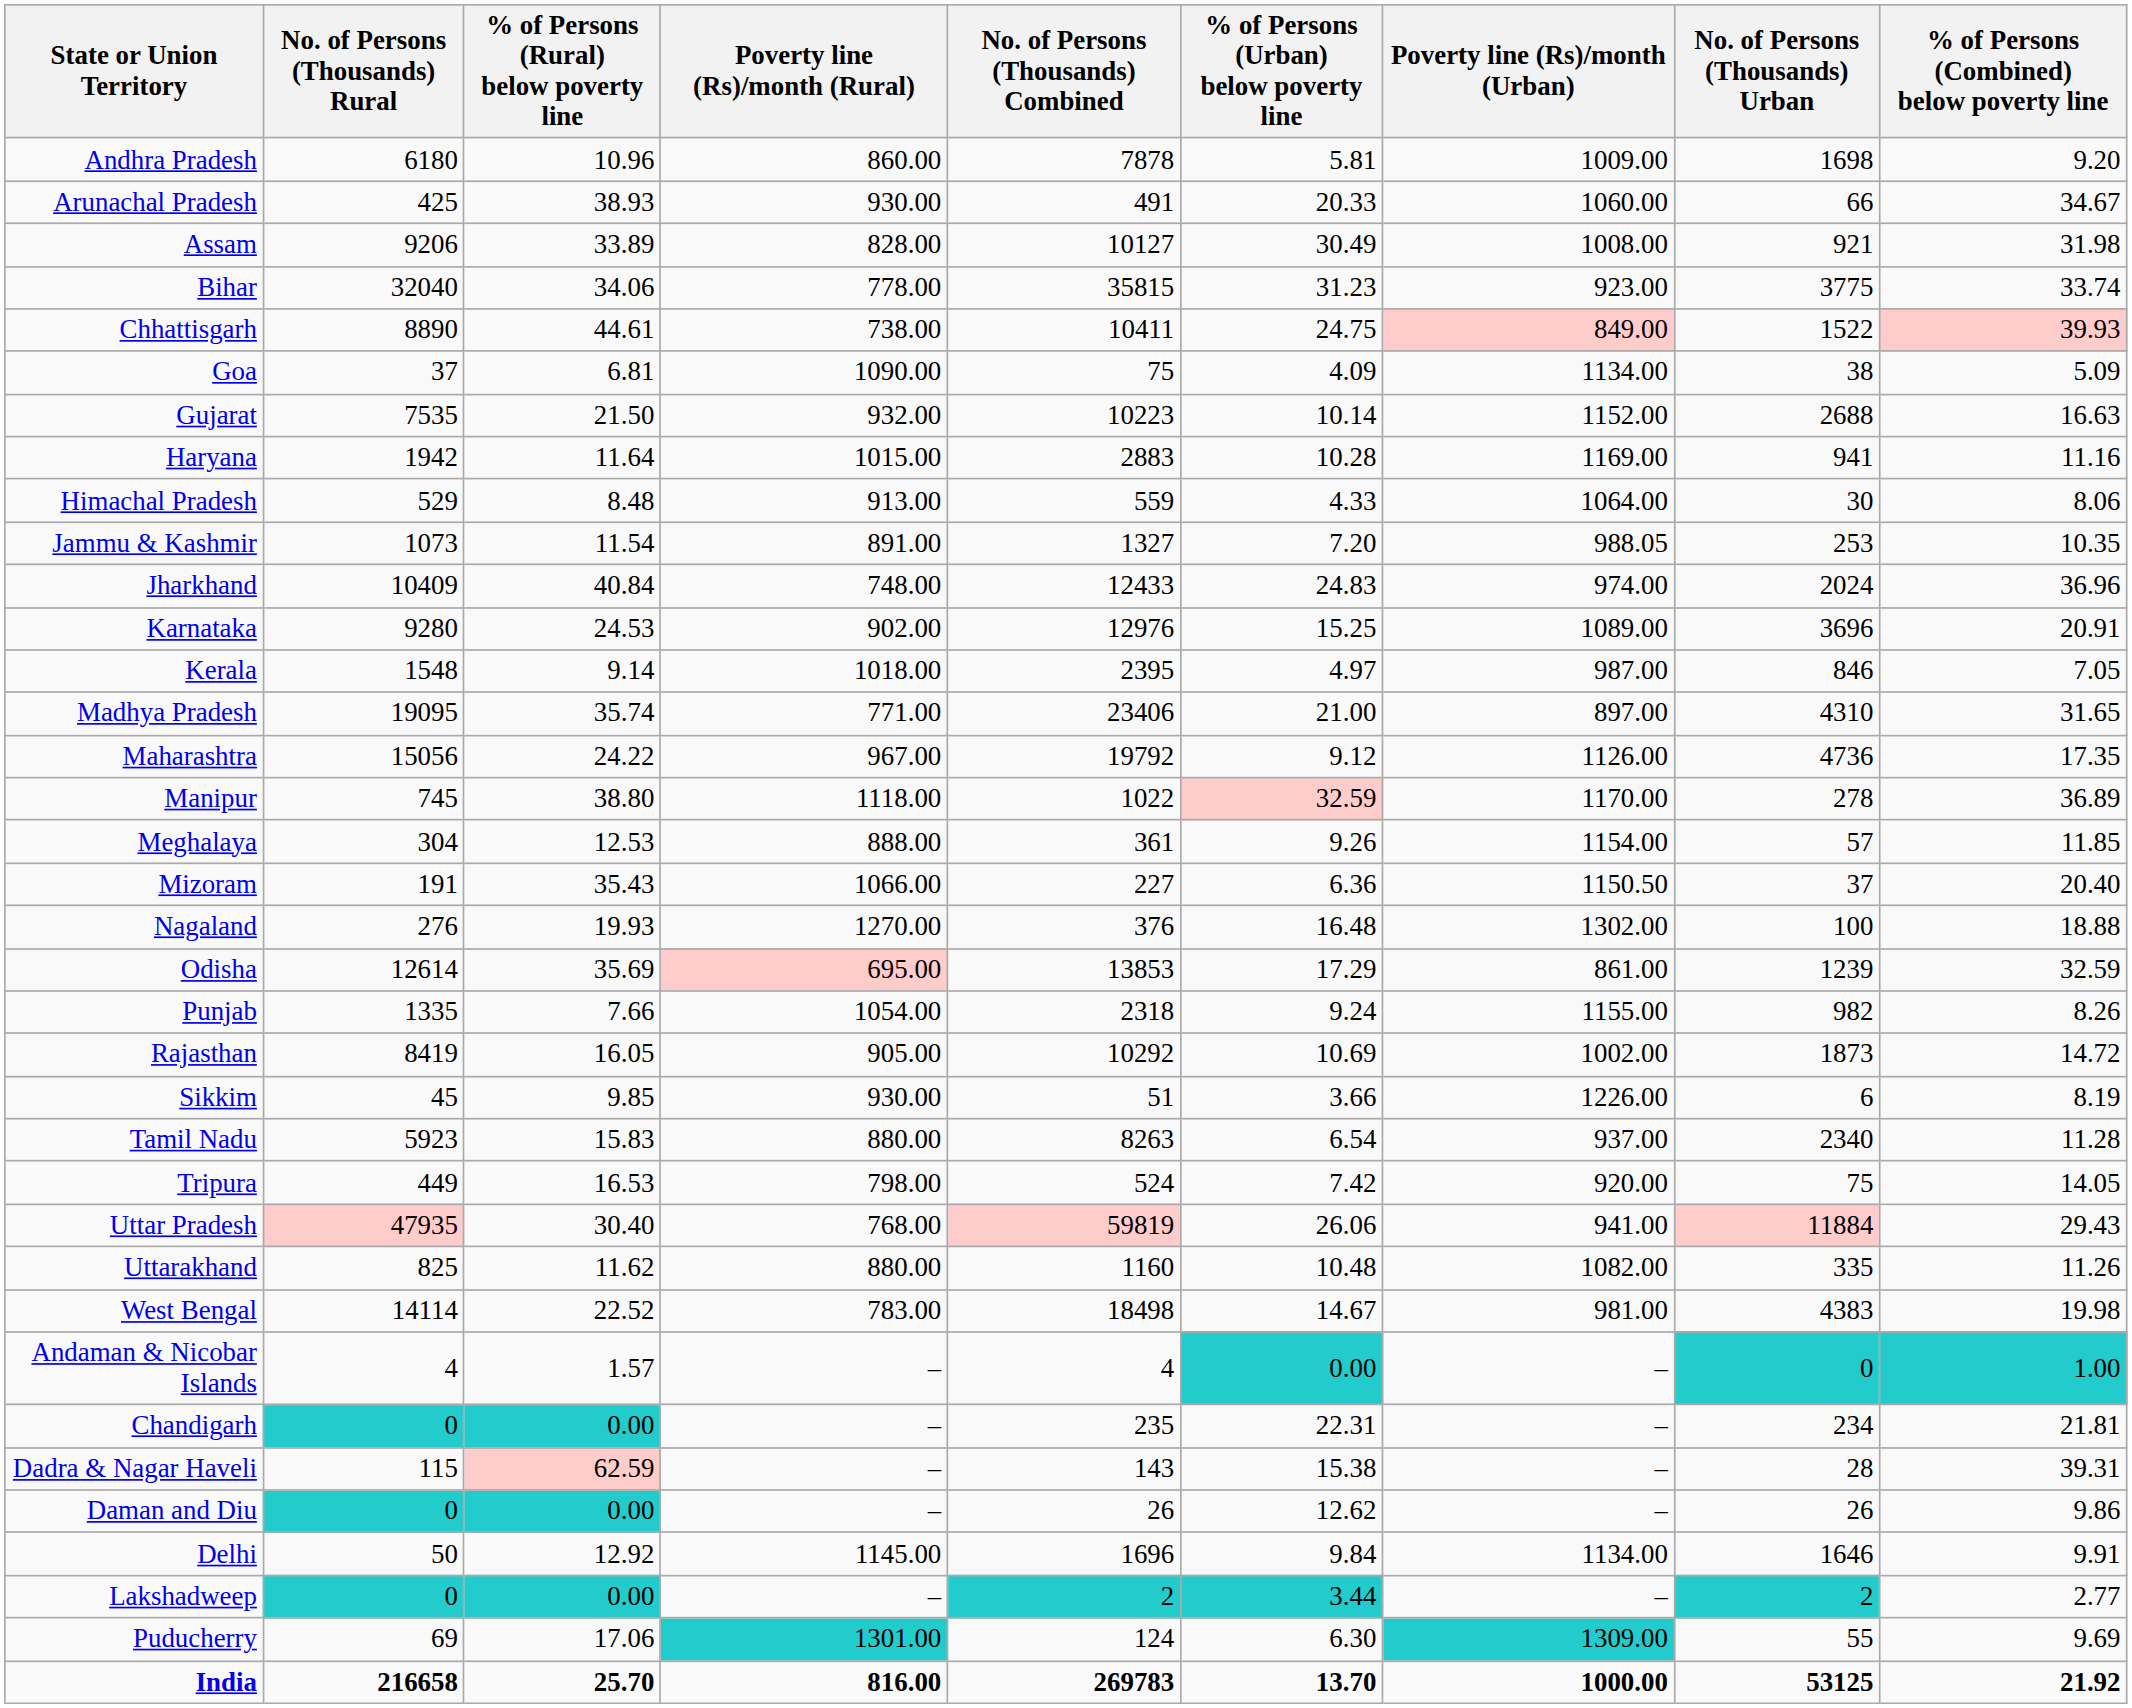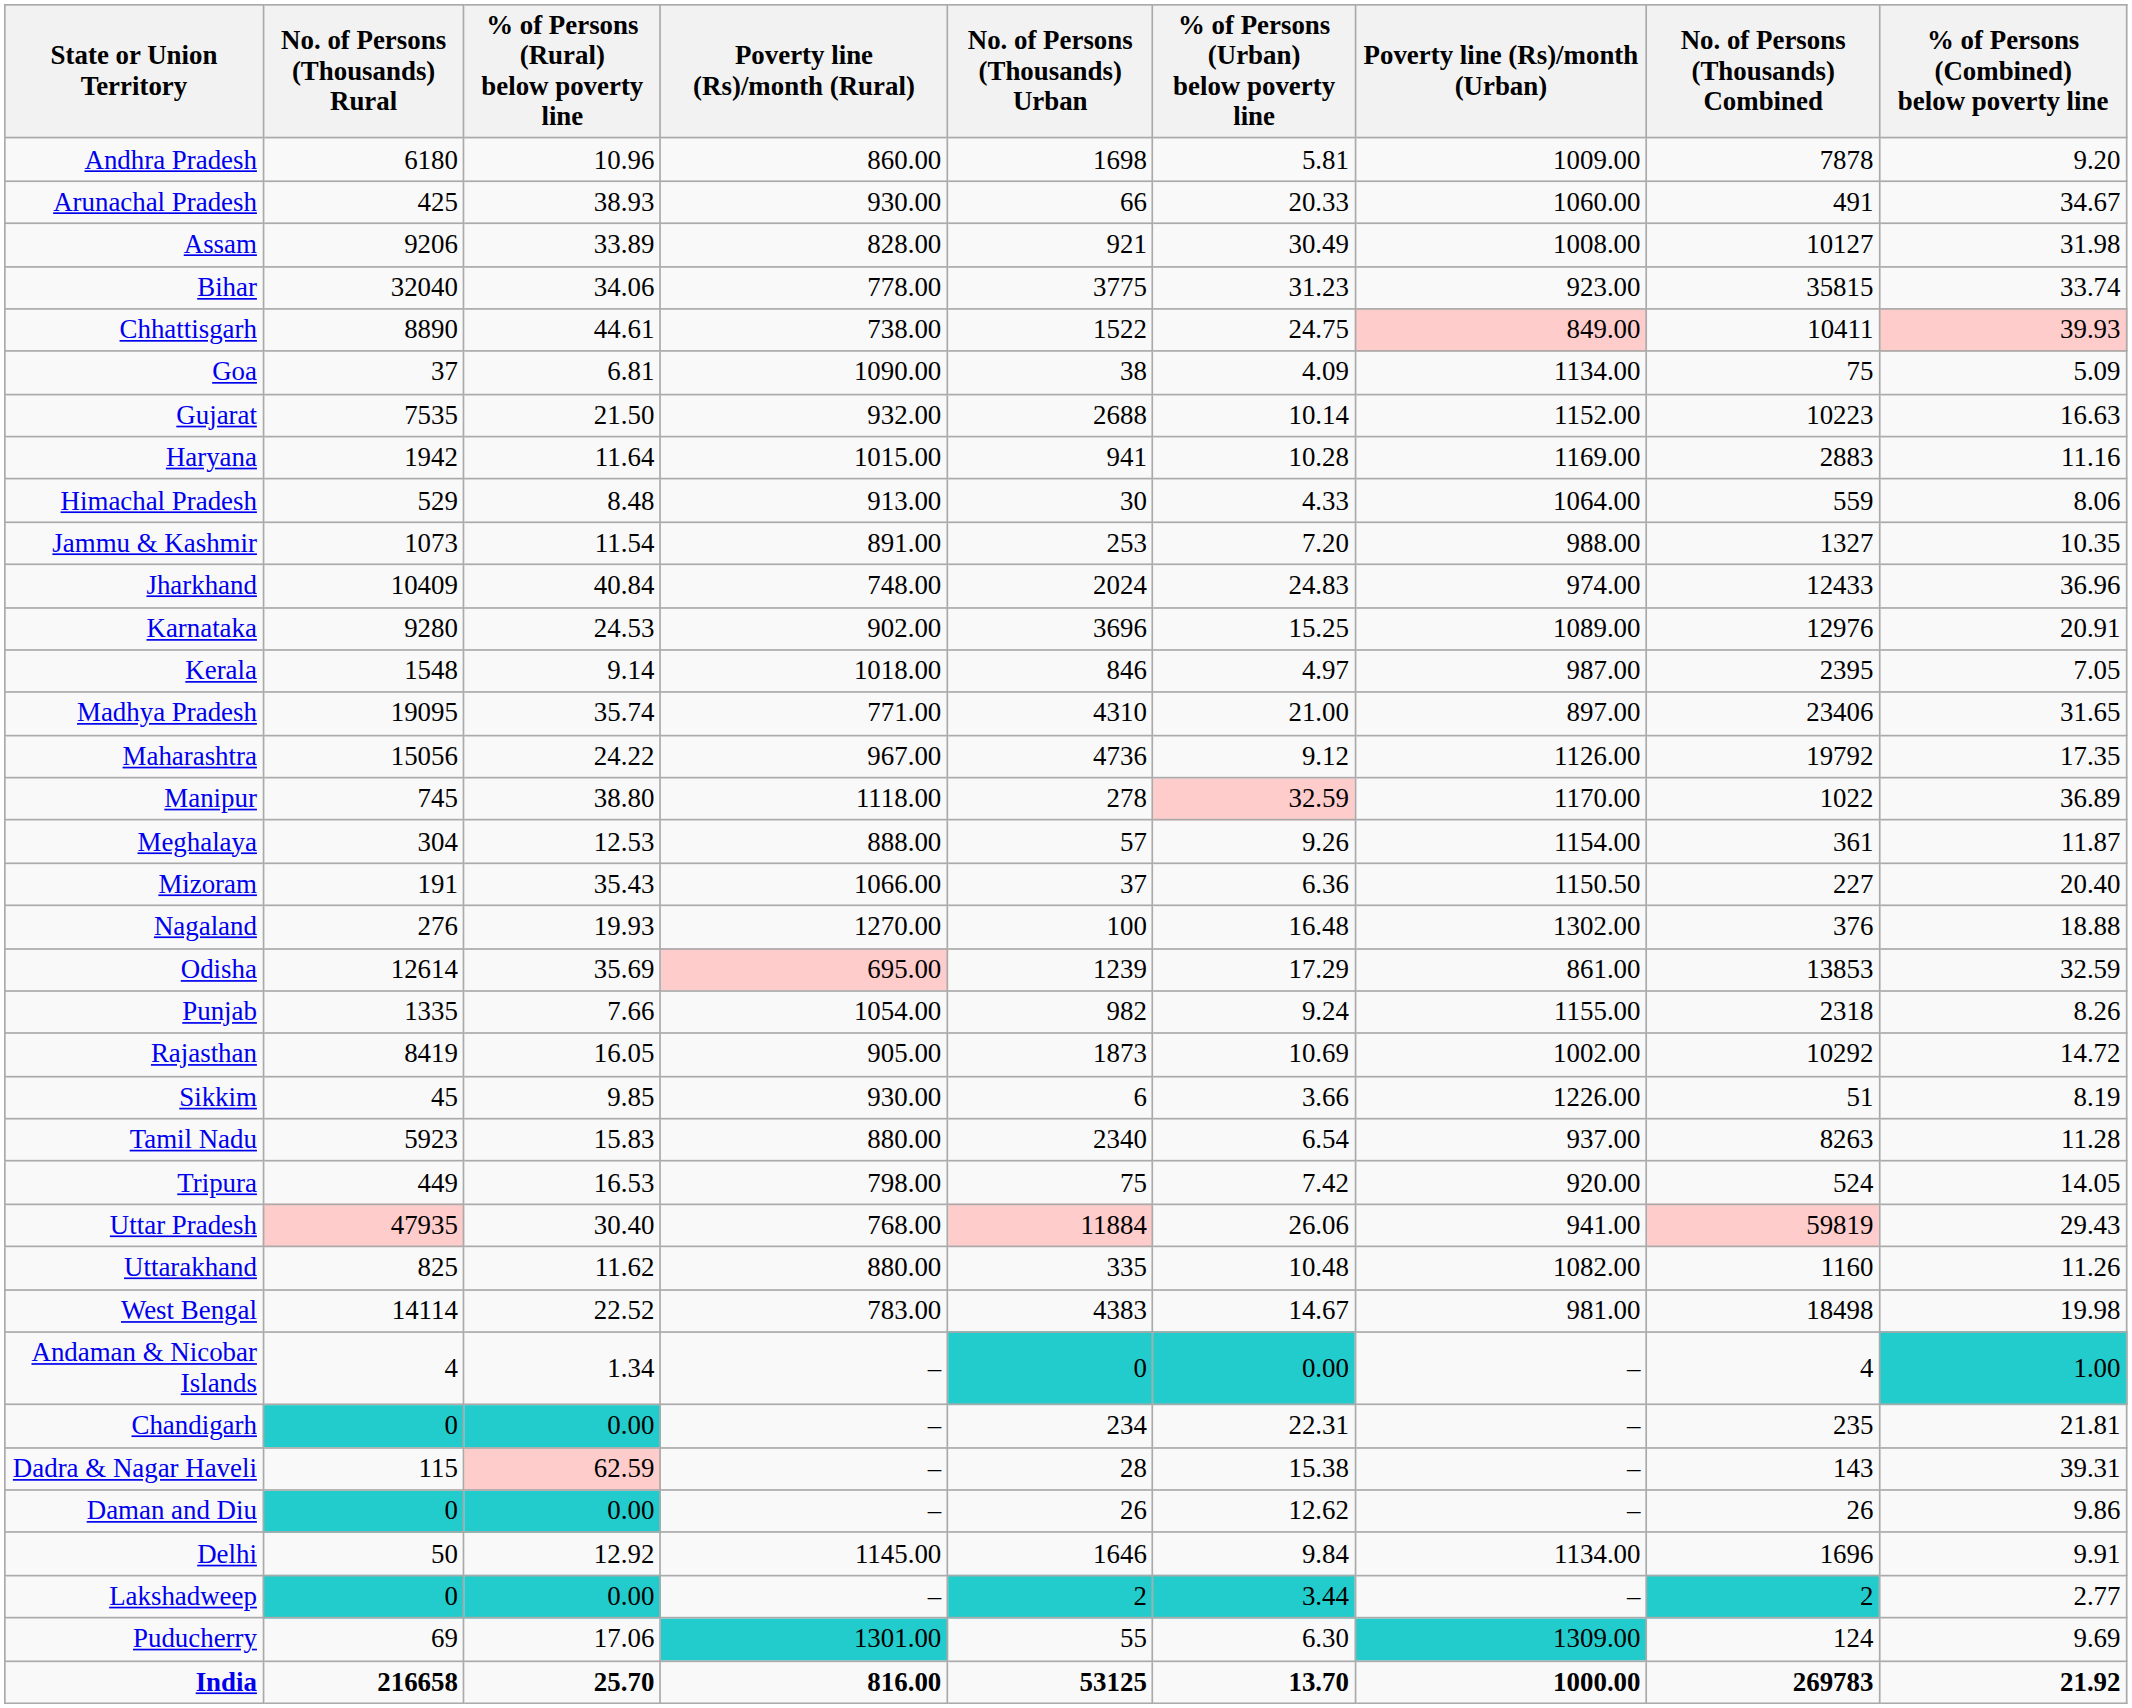columns swapped: (1777, 71) <-> (1064, 71)
(1631, 542) 988.05 -> (1604, 542) 988.00
(2091, 841) 11.85 -> (2091, 841) 11.87
(631, 1367) 1.57 -> (631, 1367) 1.34
